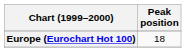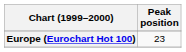(159, 39) 18 -> (159, 39) 23
